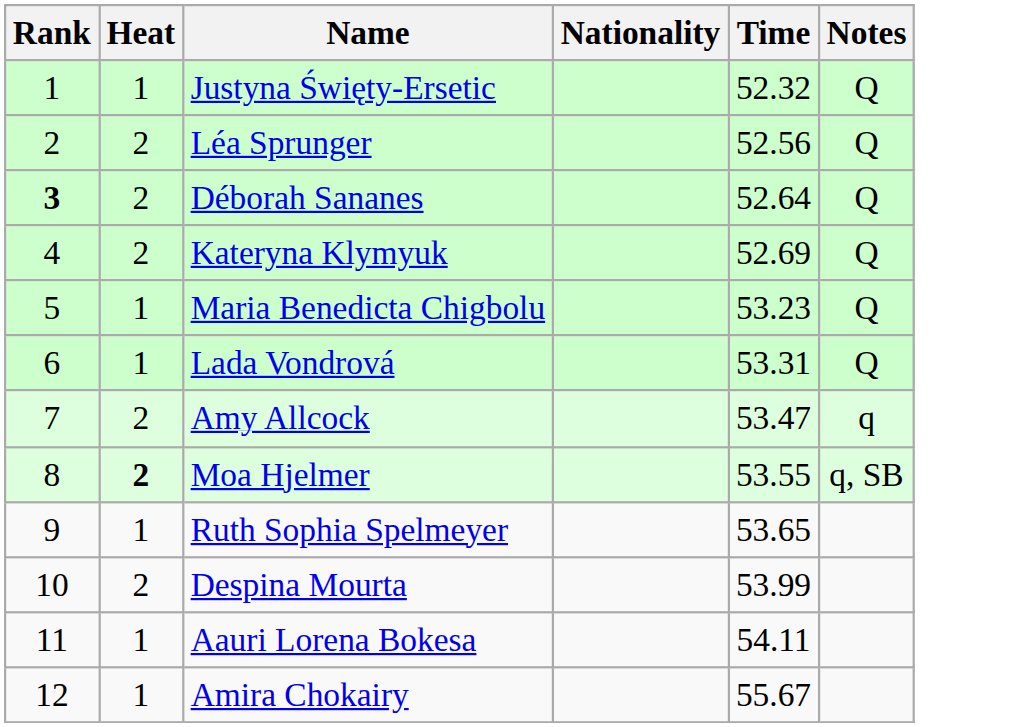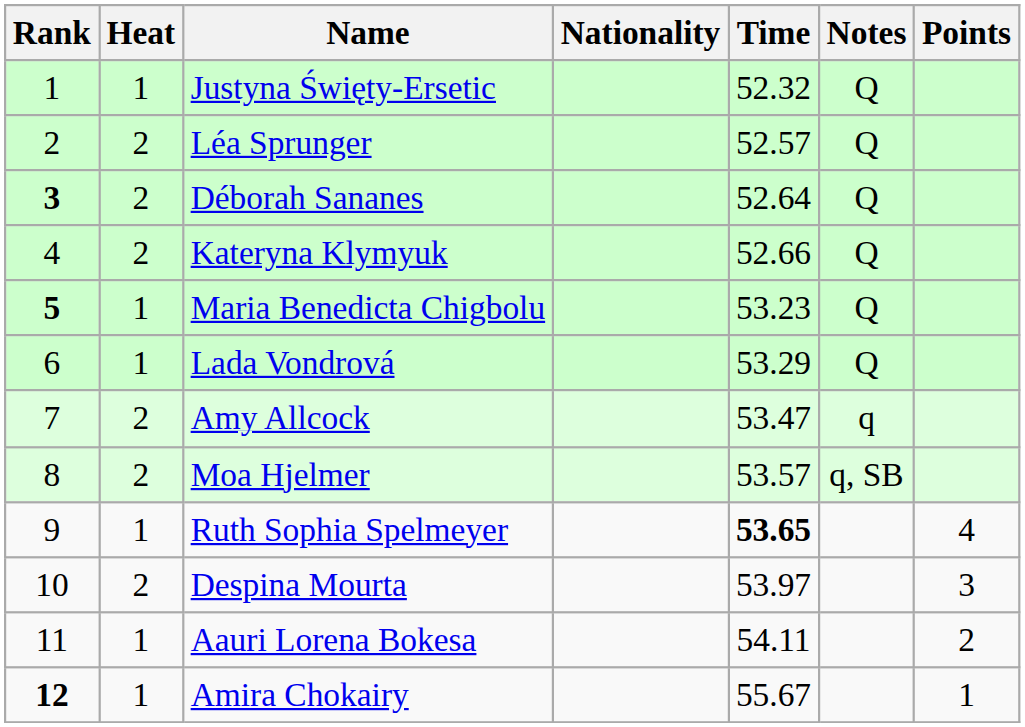+ column: (967, 32)
(773, 142) 52.56 -> (773, 142) 52.57
(773, 252) 52.69 -> (773, 252) 52.66
(52, 307) normal -> (52, 307) bold
(773, 363) 53.31 -> (773, 363) 53.29
(141, 473) bold -> (141, 473) normal
(773, 473) 53.55 -> (773, 473) 53.57
(773, 528) normal -> (773, 528) bold
(773, 583) 53.99 -> (773, 583) 53.97
(52, 693) normal -> (52, 693) bold
